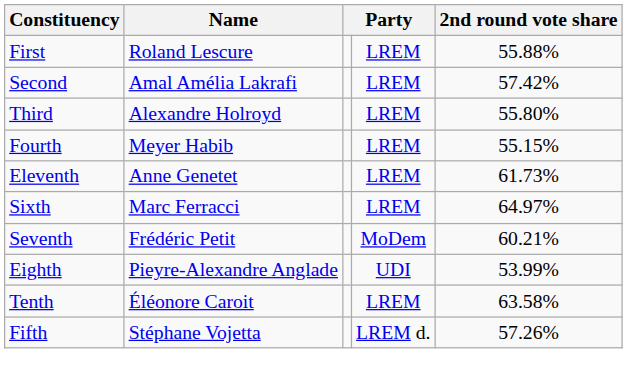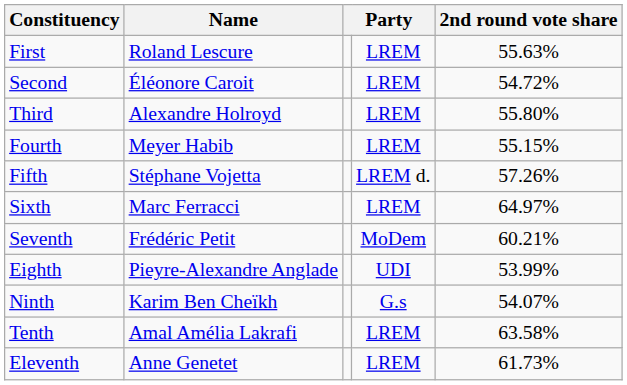(529, 51) 55.88% -> (529, 51) 55.63%
(213, 82) Amal Amélia Lakrafi -> (191, 82) Éléonore Caroit
(529, 82) 57.42% -> (529, 82) 54.72%
rows swapped: (28, 332) <-> (44, 176)
+ row: (32, 301)
(191, 301) Éléonore Caroit -> (213, 332) Amal Amélia Lakrafi
